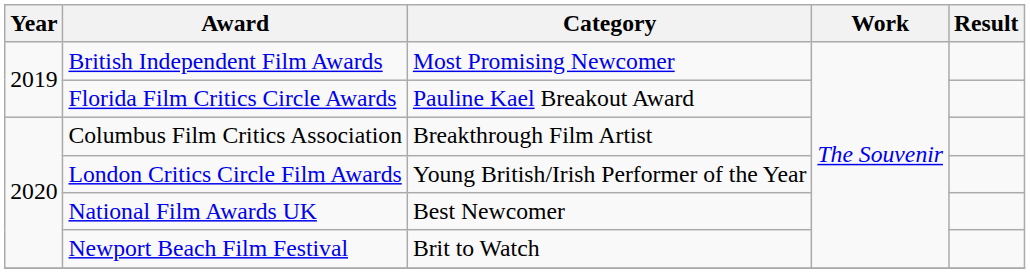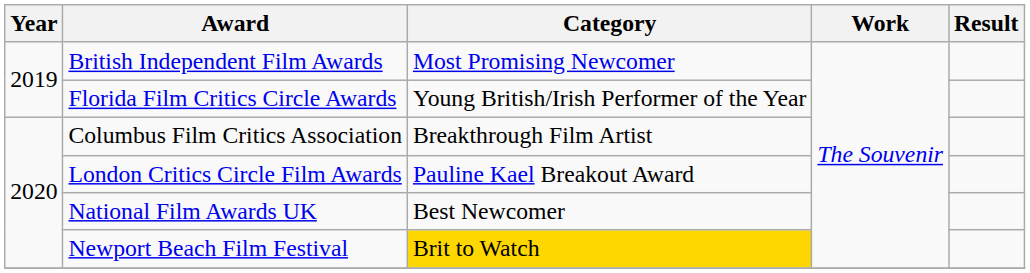(554, 98) Pauline Kael Breakout Award -> (610, 98) Young British/Irish Performer of the Year
(610, 173) Young British/Irish Performer of the Year -> (554, 173) Pauline Kael Breakout Award
(476, 248) no background -> (476, 248) gold background
